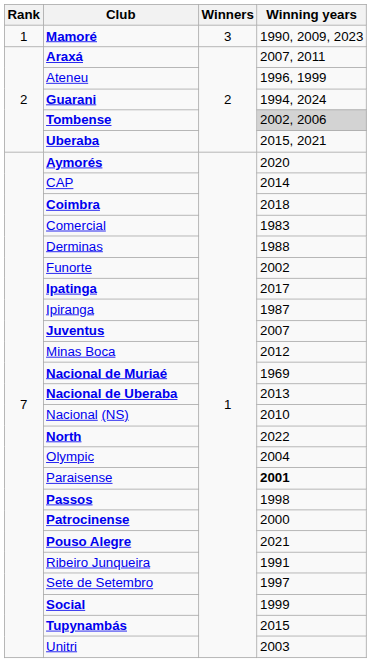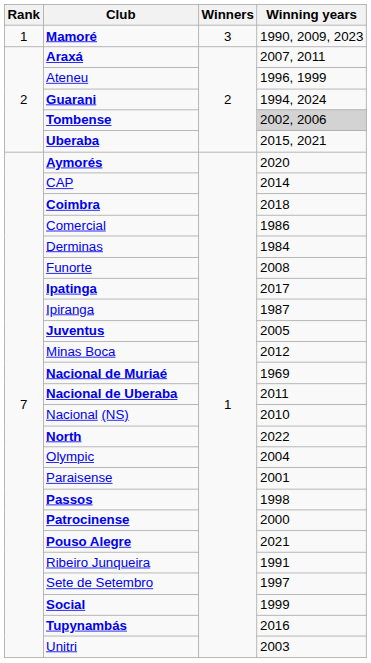(275, 225) 1983 -> (275, 225) 1986
(275, 246) 1988 -> (275, 246) 1984
(275, 267) 2002 -> (275, 267) 2008
(275, 330) 2007 -> (275, 330) 2005
(275, 394) 2013 -> (274, 394) 2011
(275, 478) bold -> (275, 478) normal
(275, 625) 2015 -> (275, 625) 2016
